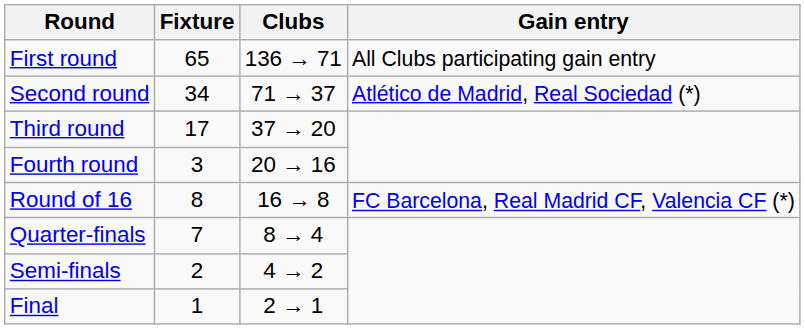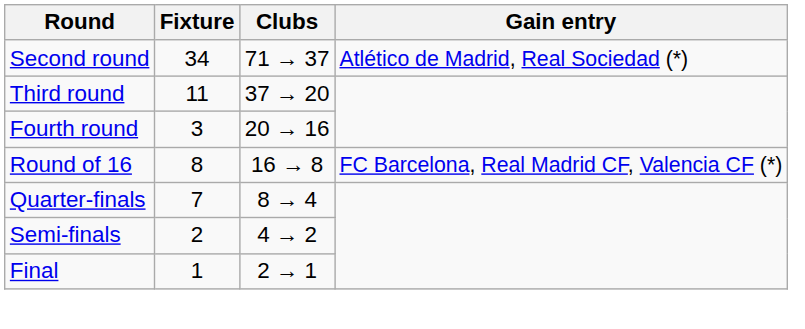- row: (63, 57)
(197, 128) 17 -> (197, 93) 11
